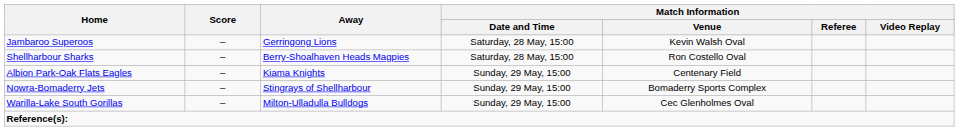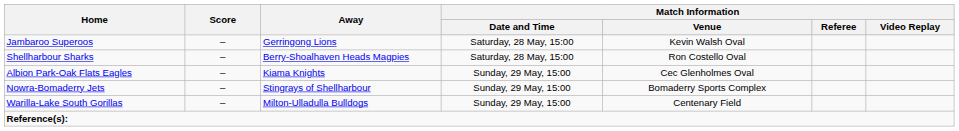(707, 73) Centenary Field -> (707, 73) Cec Glenholmes Oval
(707, 103) Cec Glenholmes Oval -> (707, 103) Centenary Field
